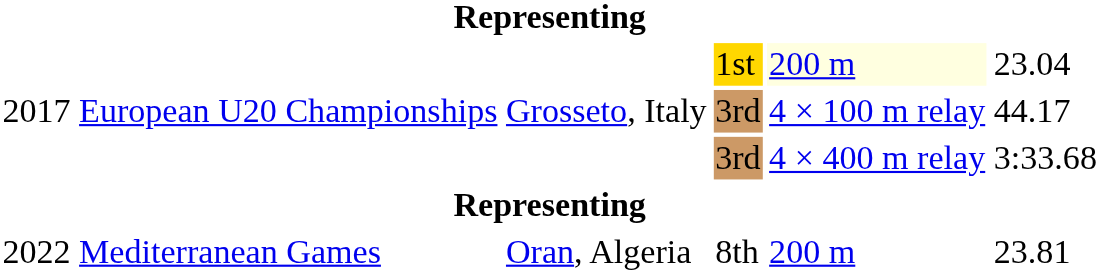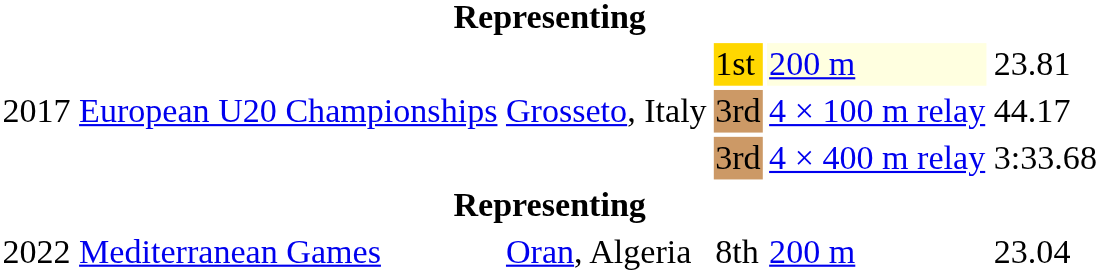(1032, 63) 23.04 -> (1032, 63) 23.81
(1032, 251) 23.81 -> (1032, 251) 23.04
